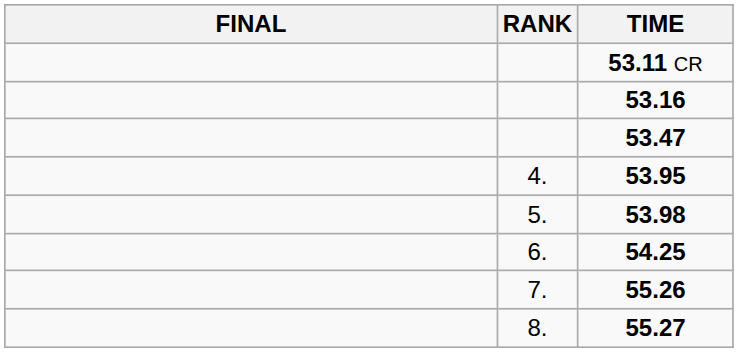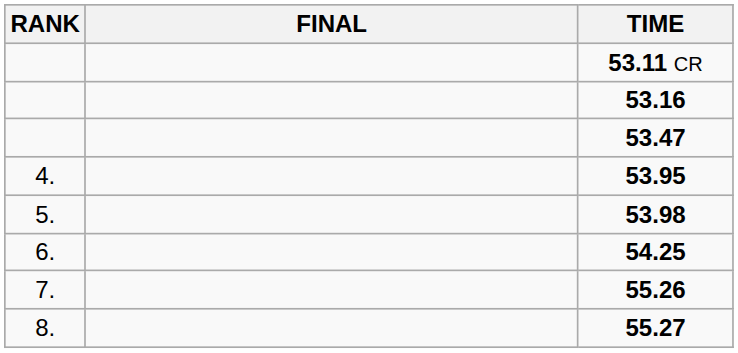columns swapped: (537, 24) <-> (251, 24)
